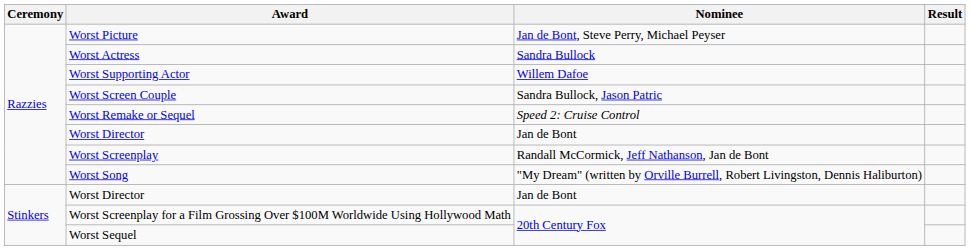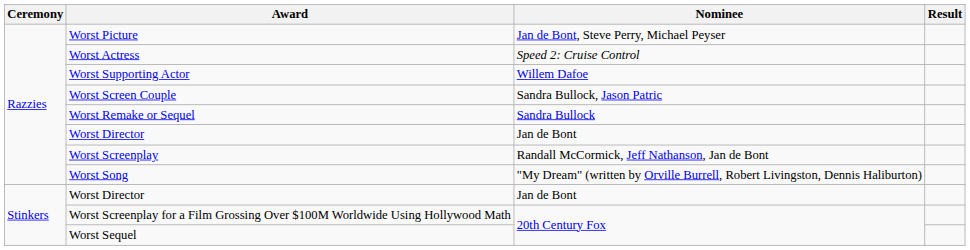(556, 54) Sandra Bullock -> (578, 54) Speed 2: Cruise Control
(578, 114) Speed 2: Cruise Control -> (556, 114) Sandra Bullock
